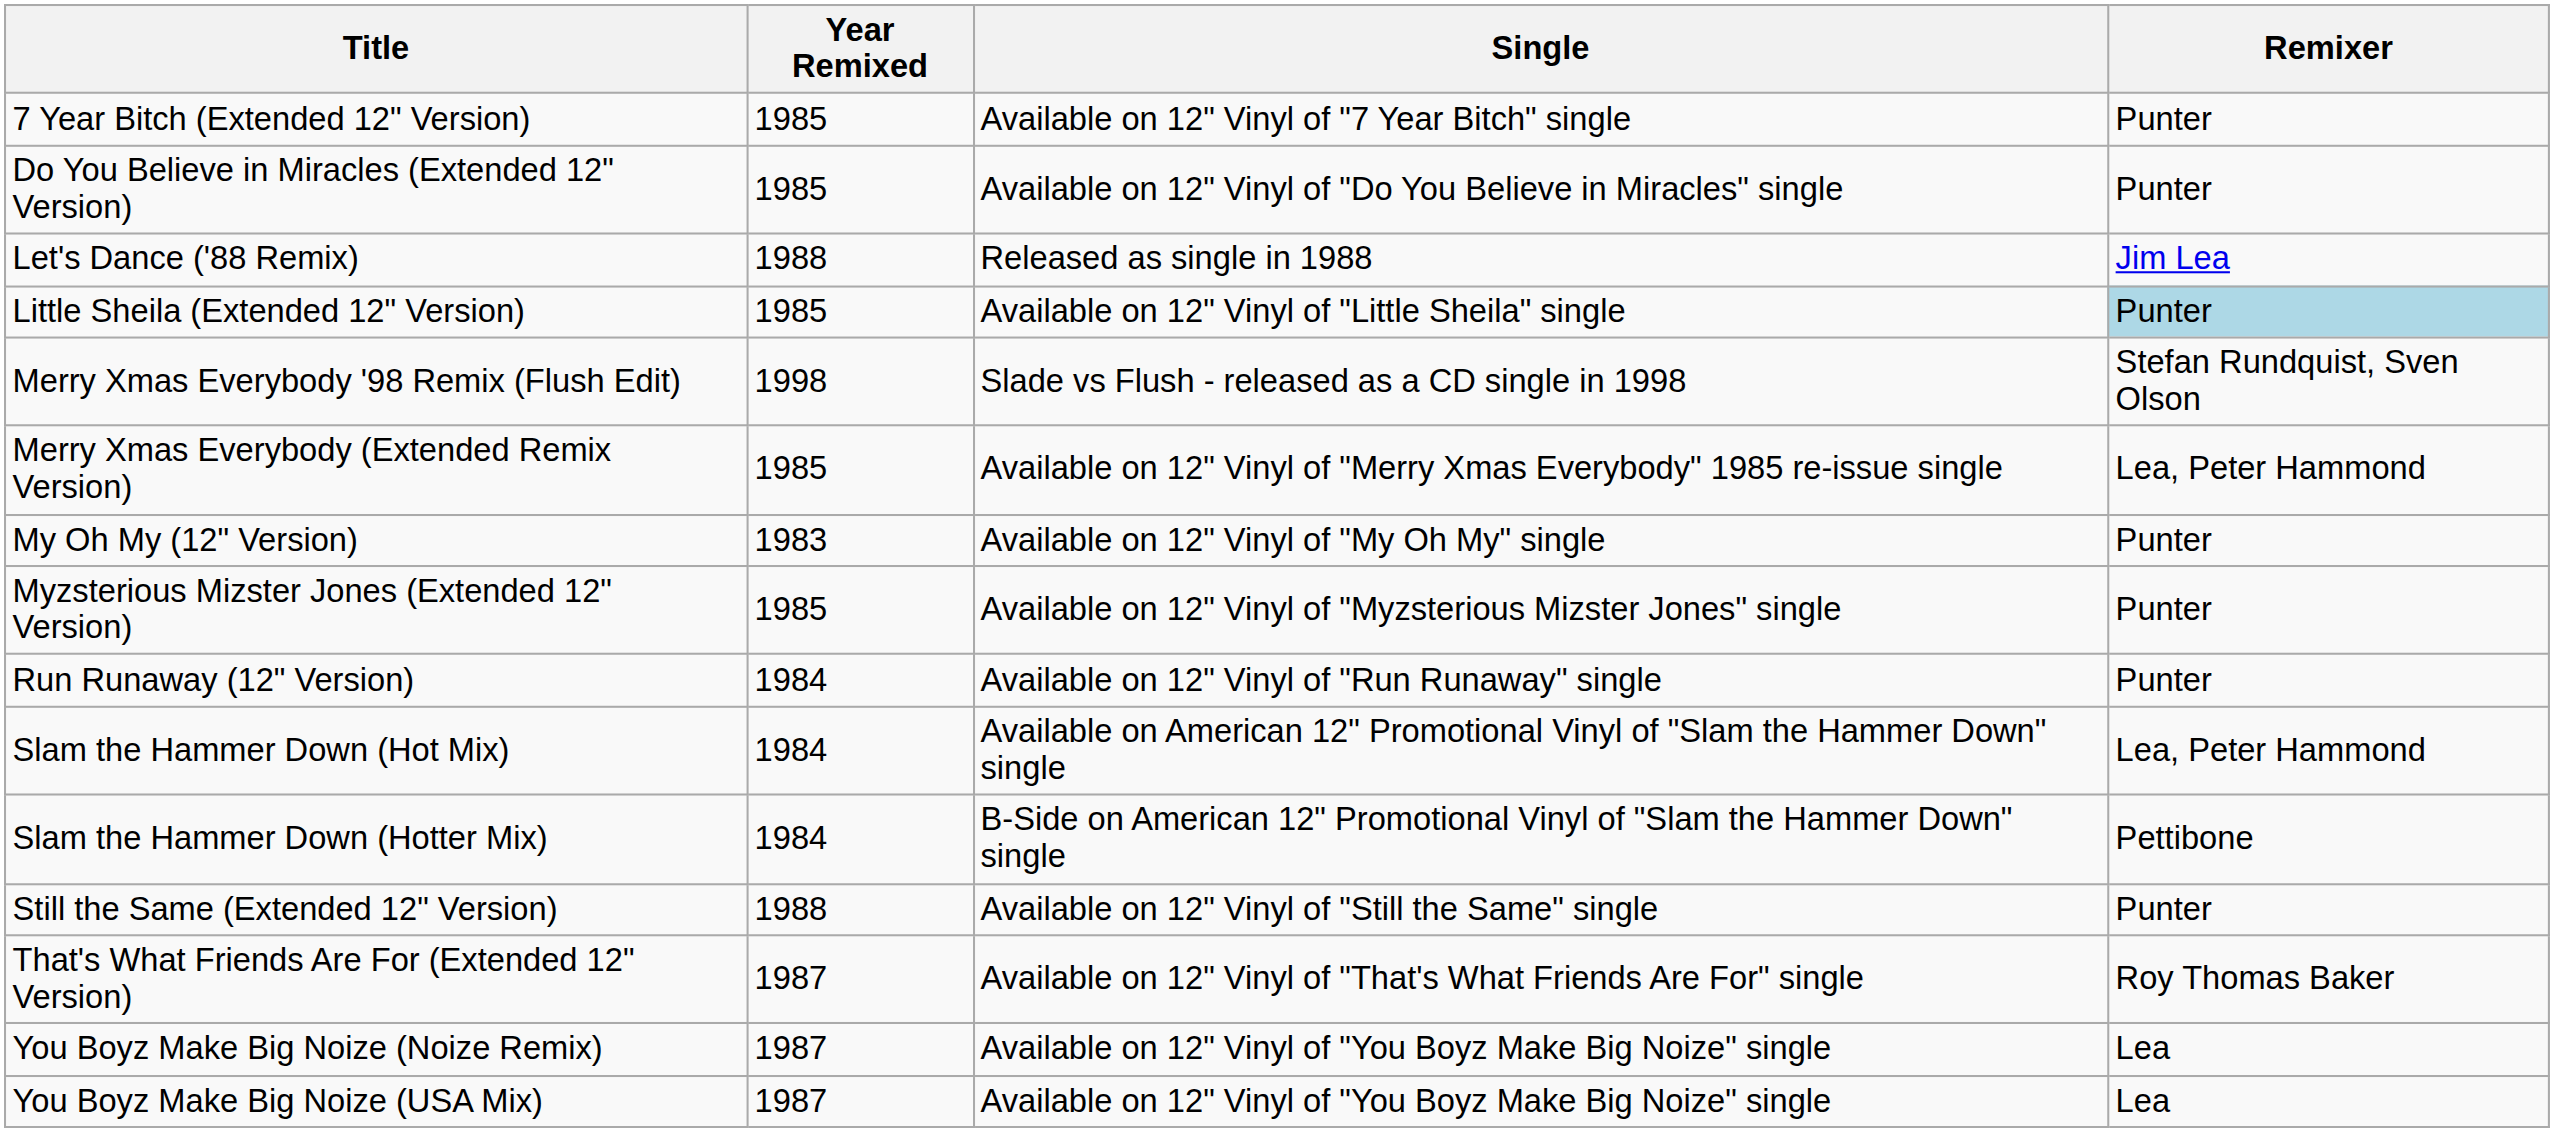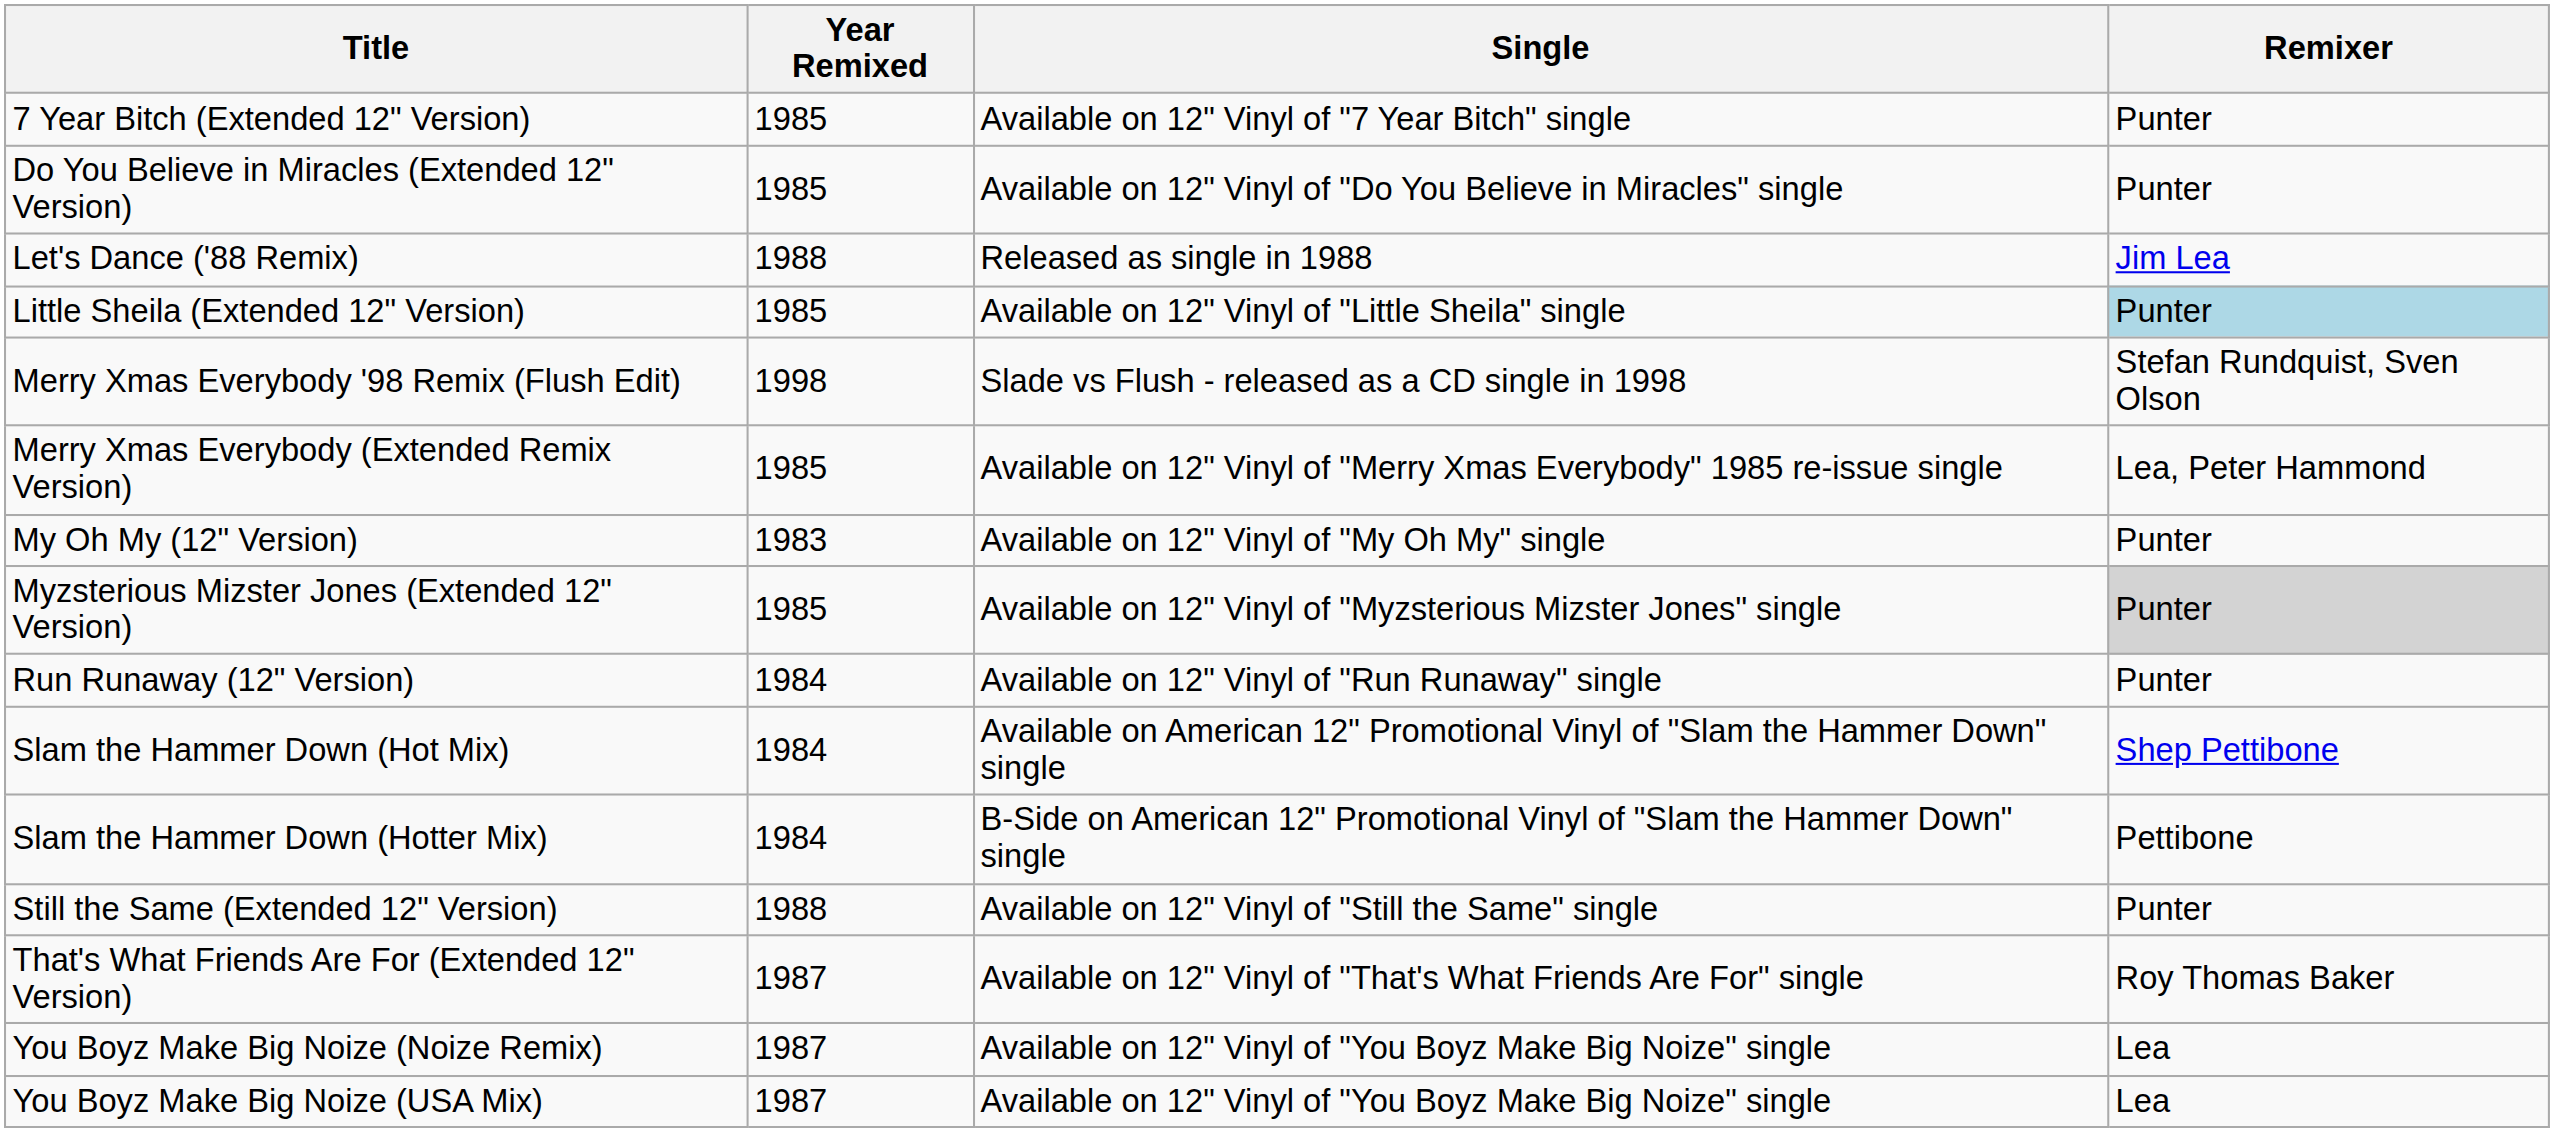(2164, 609) no background -> (2164, 609) lightgrey background
(2271, 749) Lea, Peter Hammond -> (2227, 749) Shep Pettibone
